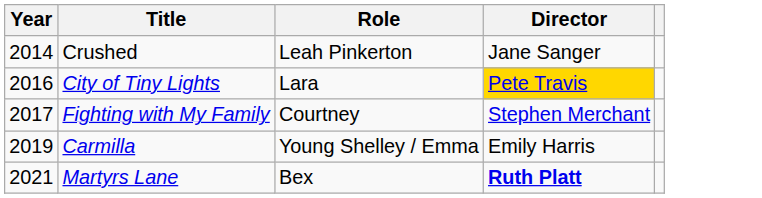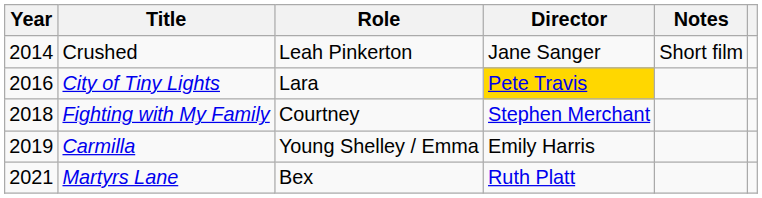+ column: (701, 20)
(31, 114) 2017 -> (31, 114) 2018
(535, 177) bold -> (532, 177) normal
